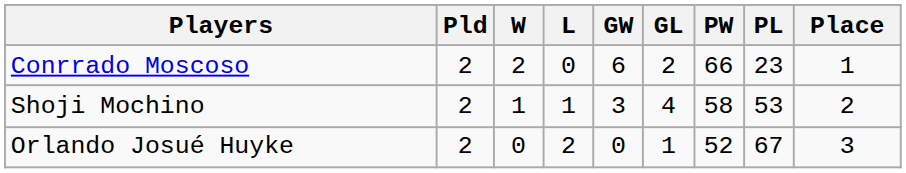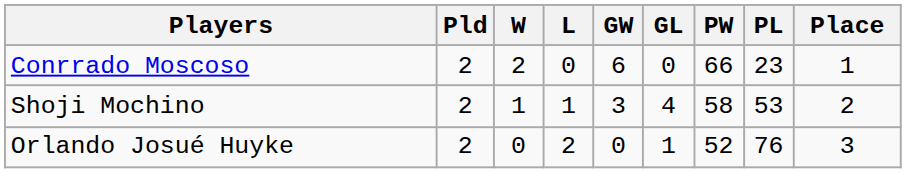(669, 66) 2 -> (669, 66) 0
(769, 147) 67 -> (769, 147) 76
